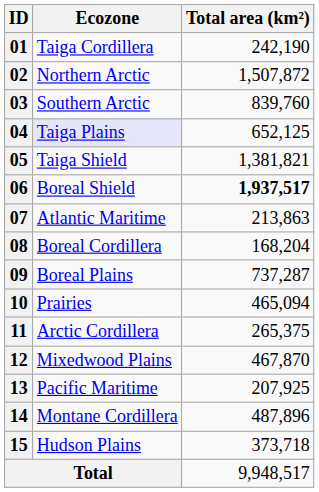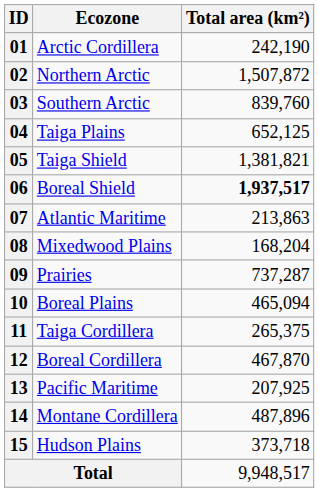(95, 47) Taiga Cordillera -> (98, 47) Arctic Cordillera
(81, 132) lavender background -> (81, 132) no background
(99, 246) Boreal Cordillera -> (104, 246) Mixedwood Plains
(85, 274) Boreal Plains -> (64, 274) Prairies
(64, 302) Prairies -> (85, 302) Boreal Plains
(98, 331) Arctic Cordillera -> (95, 331) Taiga Cordillera
(104, 359) Mixedwood Plains -> (99, 359) Boreal Cordillera
